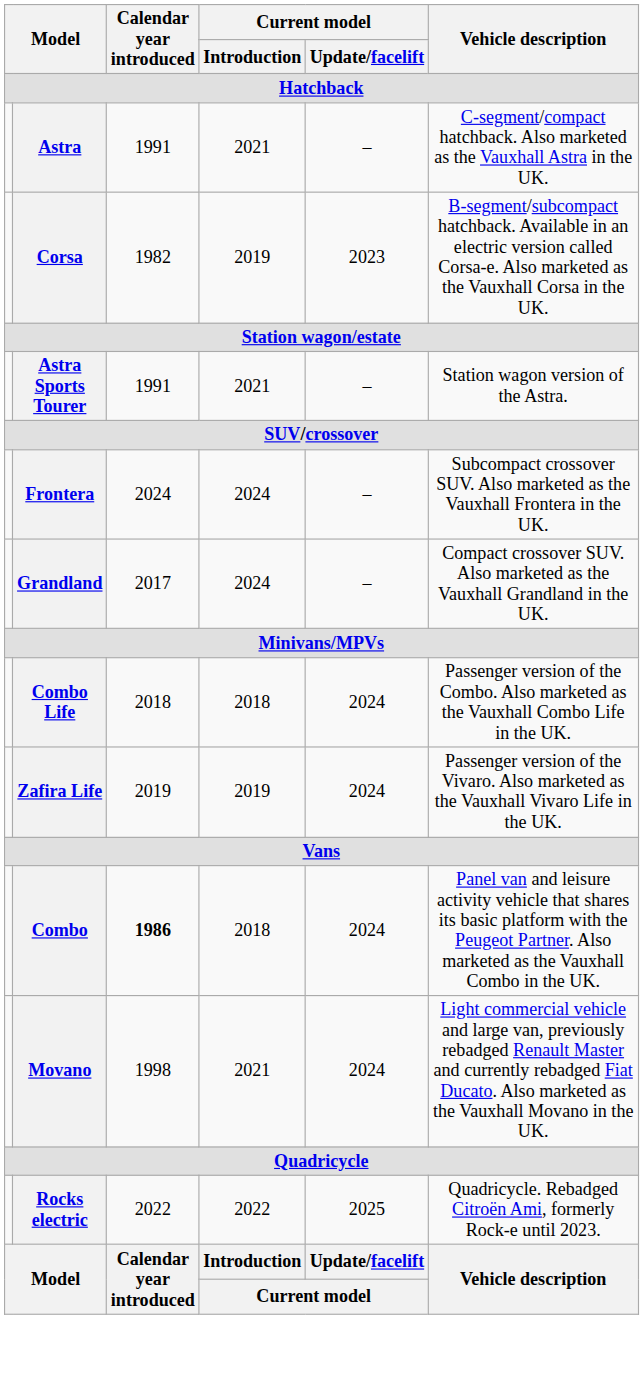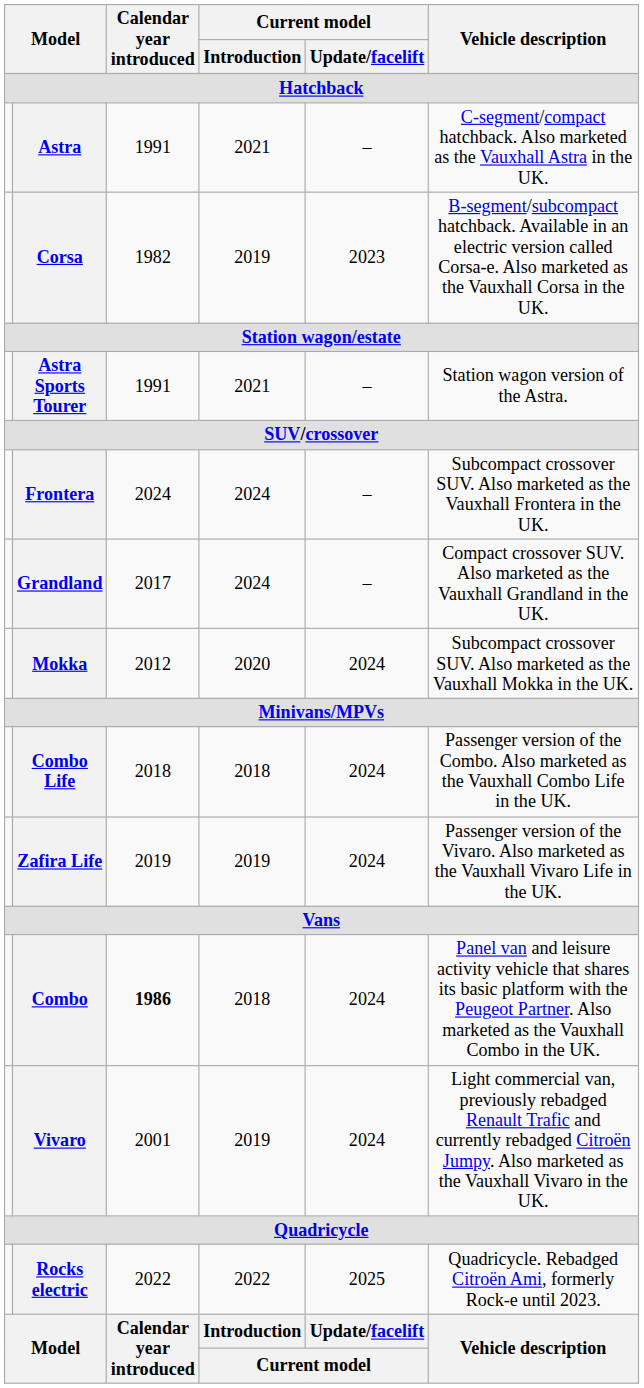+ row: (60, 663)
- row: (60, 1071)
+ row: (60, 1140)
